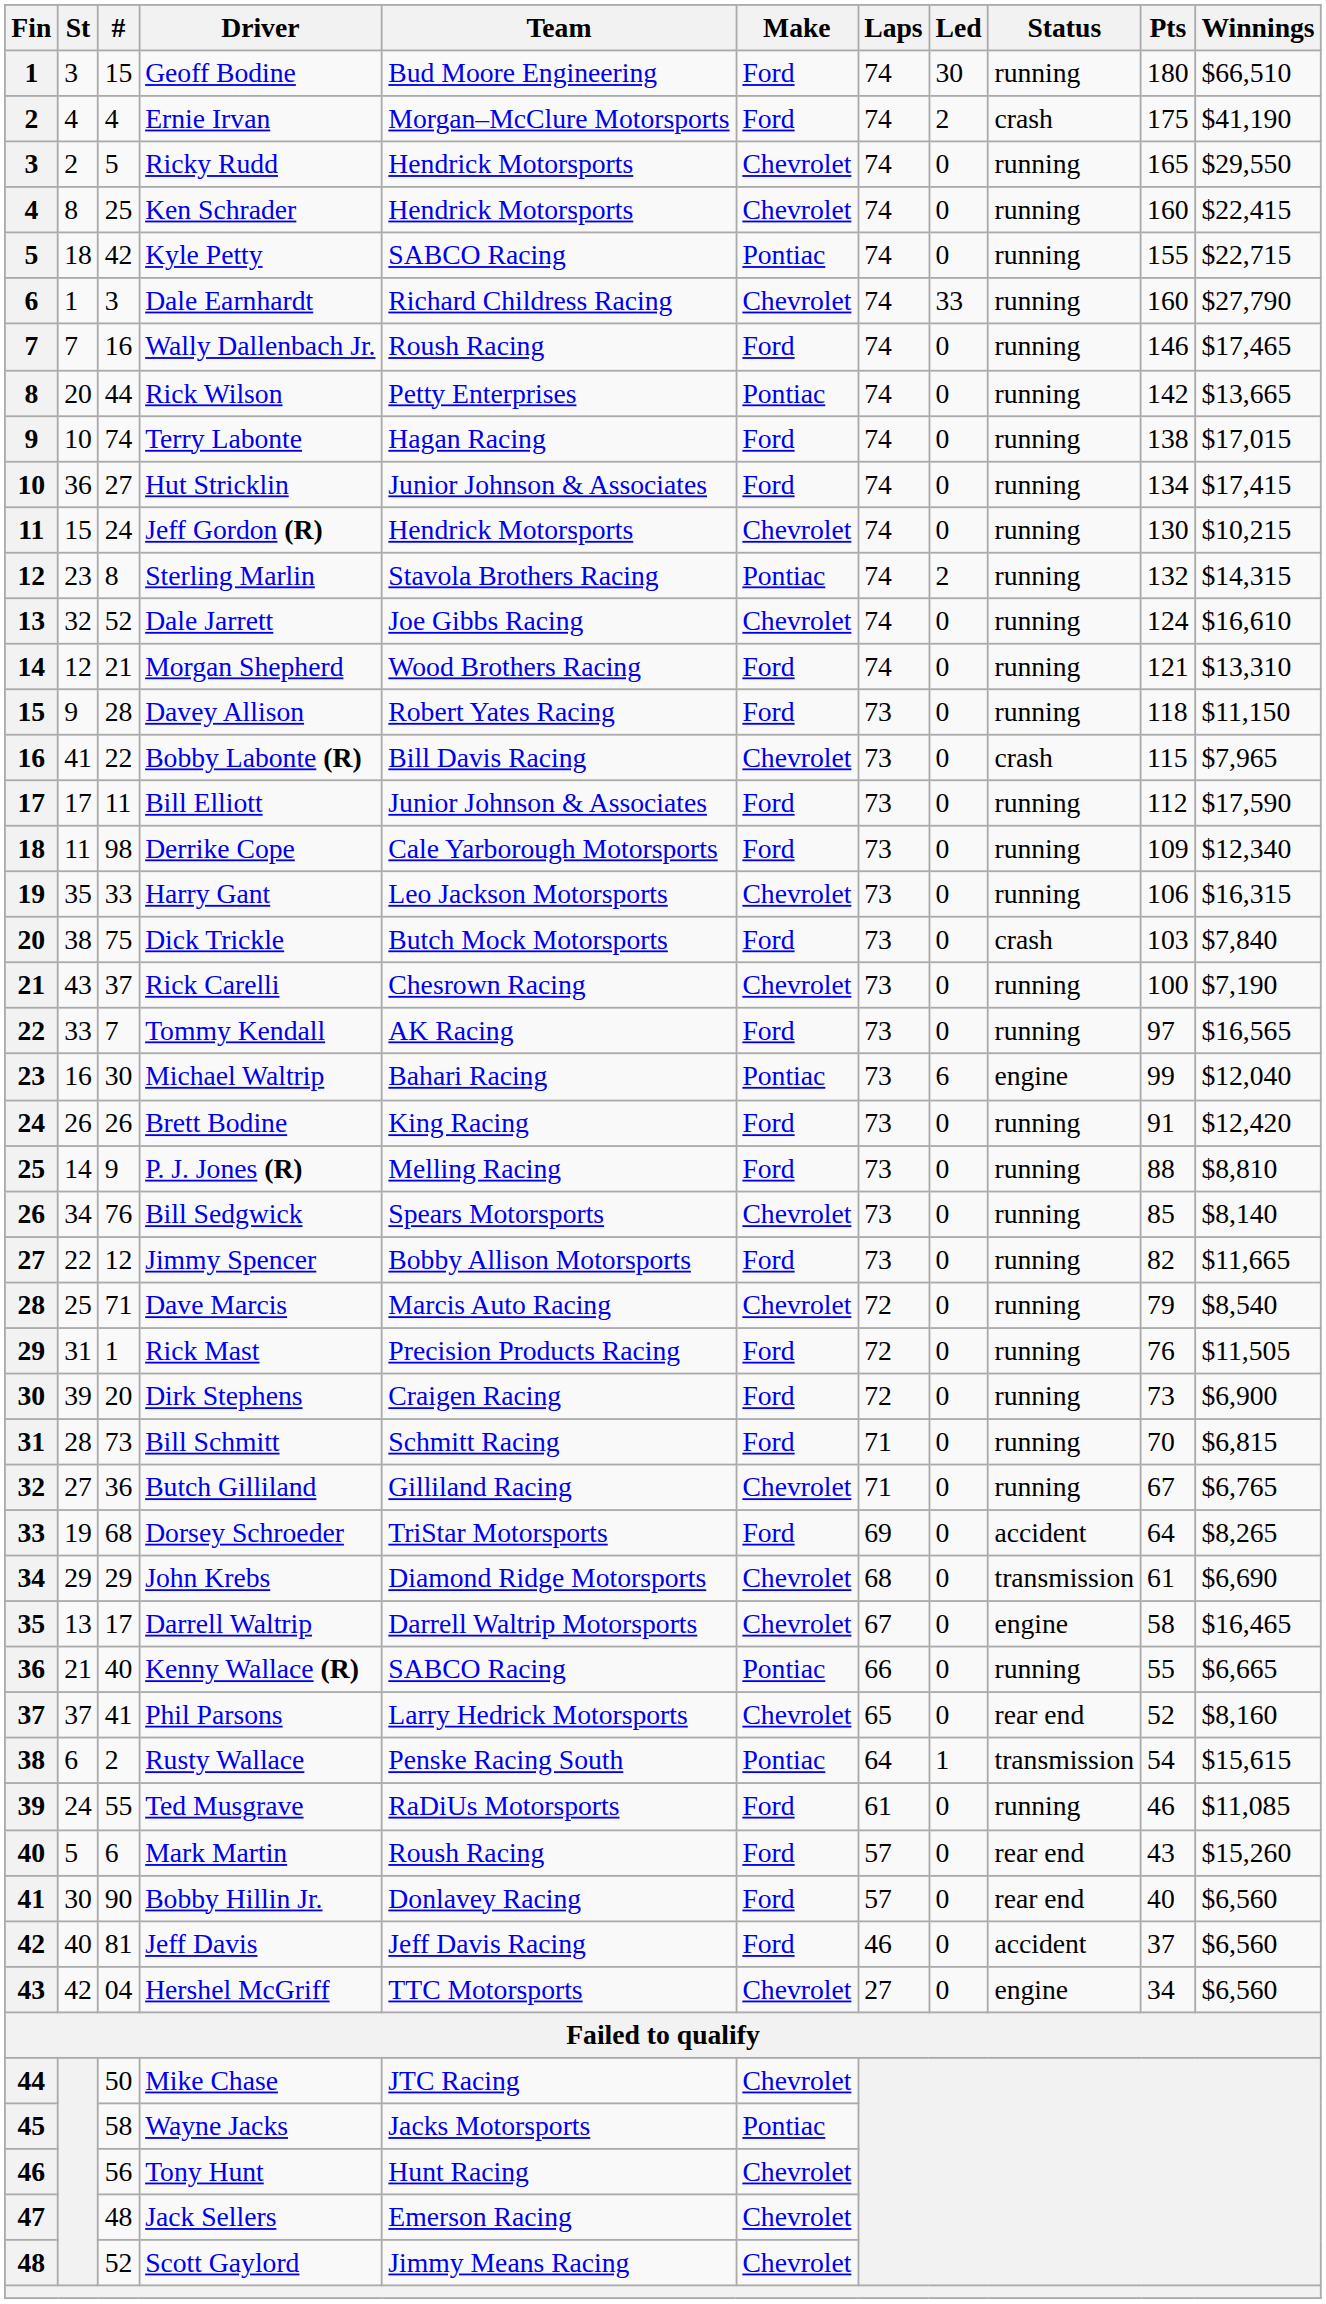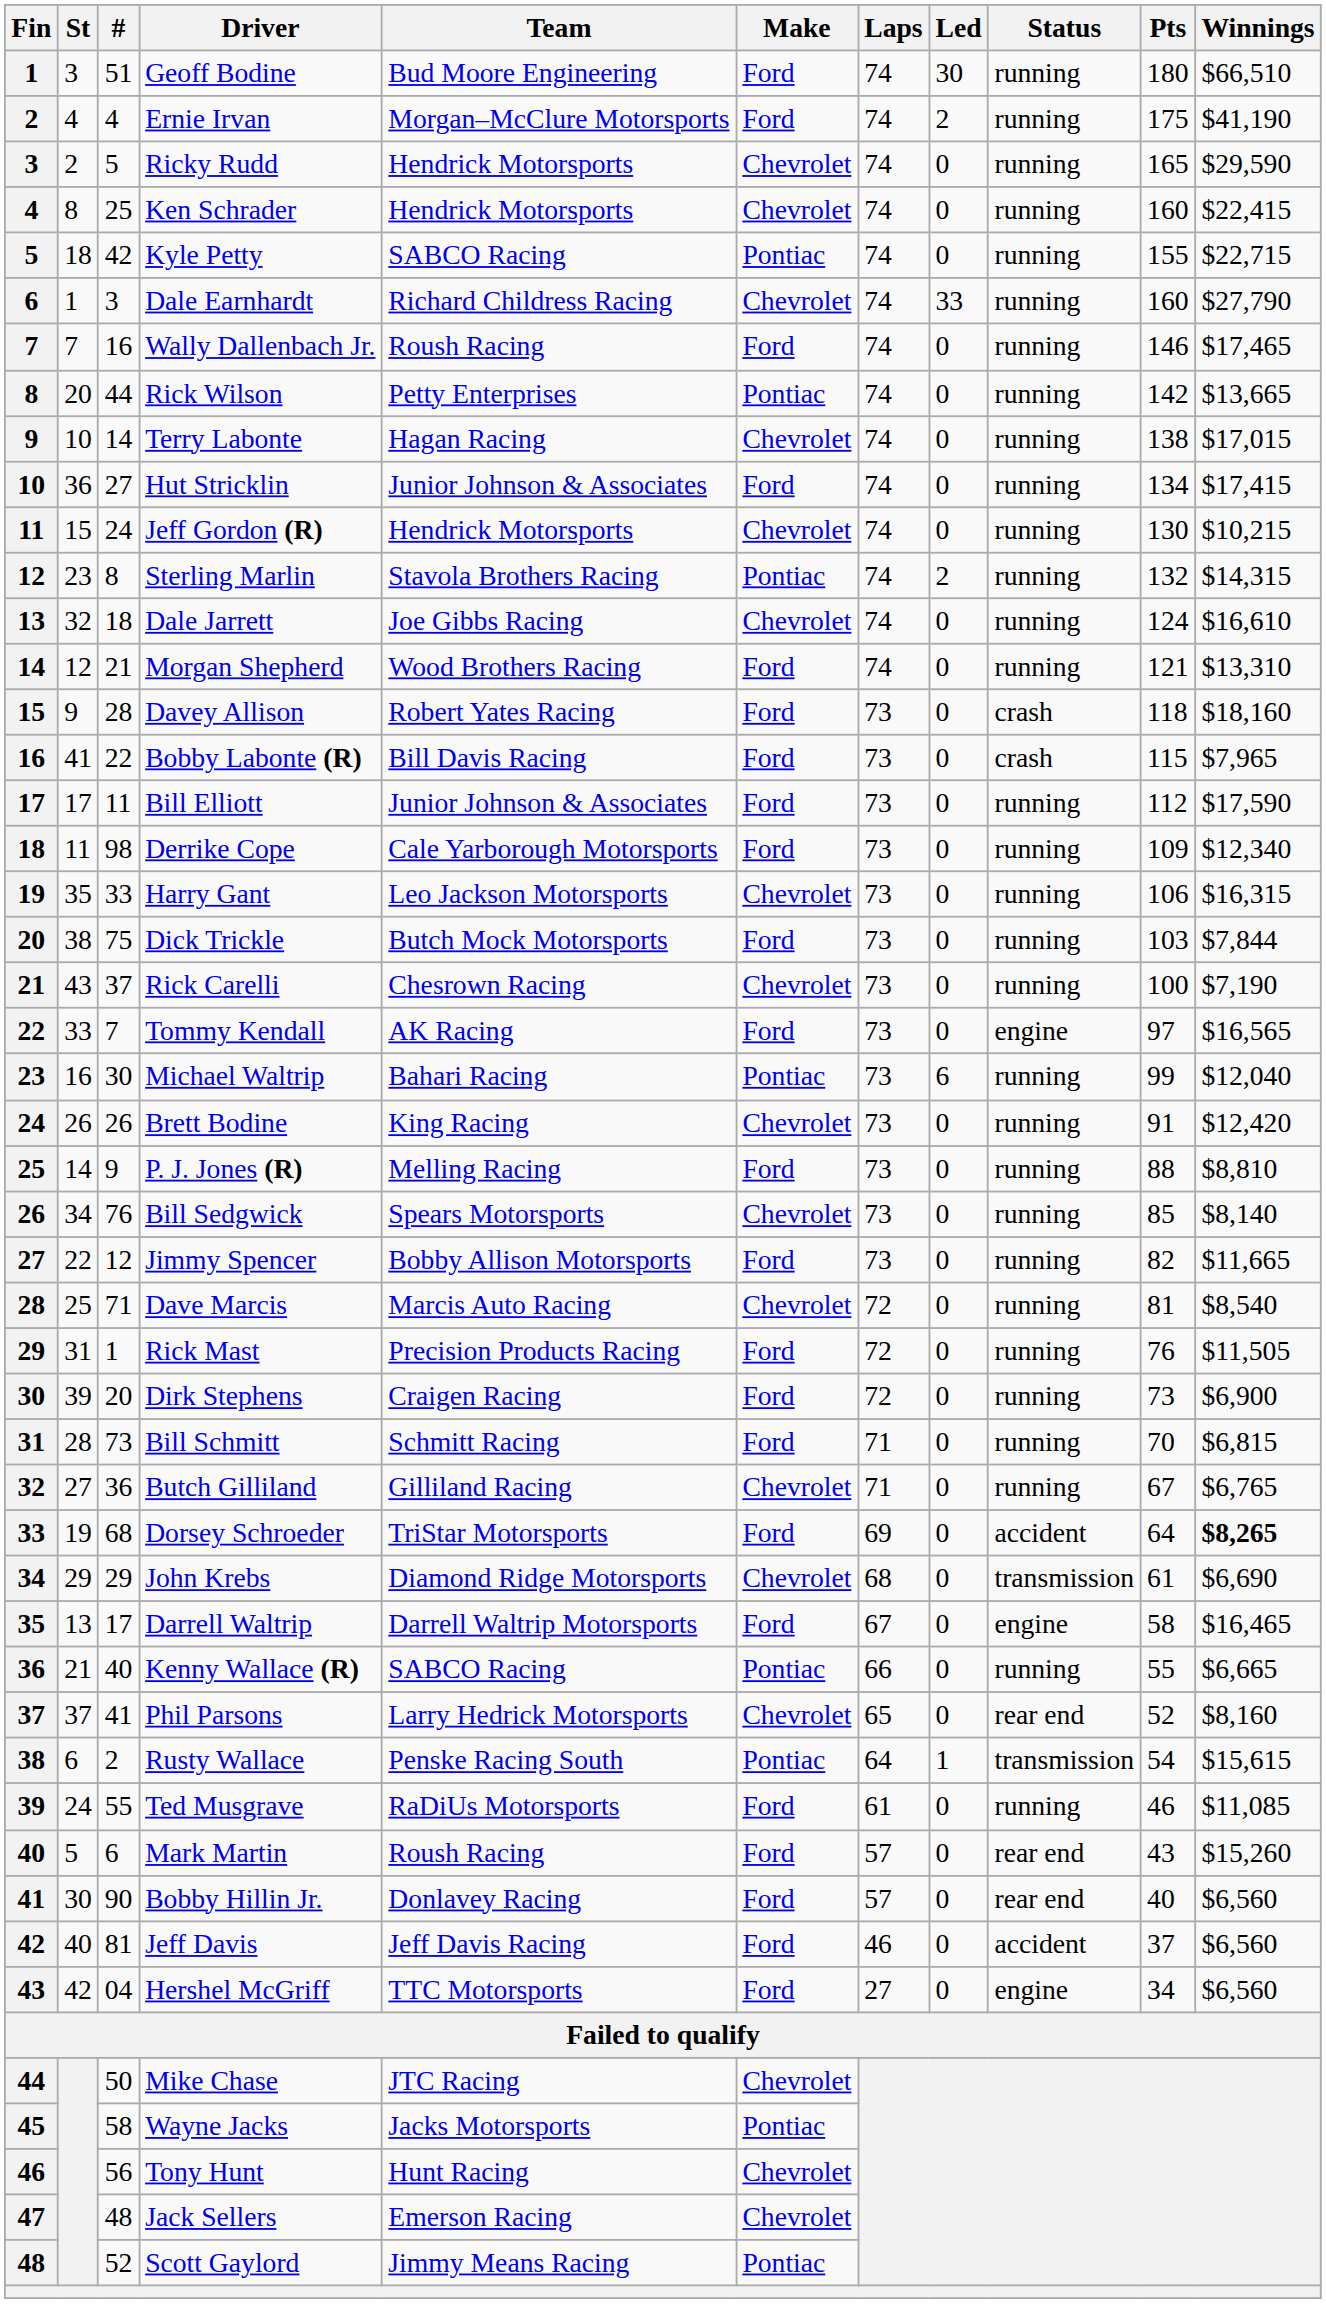(118, 73) 15 -> (118, 73) 51
(1024, 118) crash -> (1037, 118) running
(1246, 164) $29,550 -> (1246, 164) $29,590
(118, 438) 74 -> (118, 438) 14
(768, 438) Ford -> (797, 438) Chevrolet
(118, 620) 52 -> (118, 620) 18
(1037, 711) running -> (1024, 711) crash
(1246, 711) $11,150 -> (1246, 711) $18,160
(797, 757) Chevrolet -> (768, 757) Ford
(1024, 939) crash -> (1037, 939) running
(1239, 939) $7,840 -> (1239, 939) $7,844
(1037, 1030) running -> (1031, 1030) engine
(1031, 1076) engine -> (1037, 1076) running
(768, 1122) Ford -> (797, 1122) Chevrolet
(1161, 1304) 79 -> (1161, 1304) 81
(1239, 1532) normal -> (1239, 1532) bold
(797, 1623) Chevrolet -> (768, 1623) Ford
(797, 1988) Chevrolet -> (768, 1988) Ford
(797, 2262) Chevrolet -> (784, 2262) Pontiac
